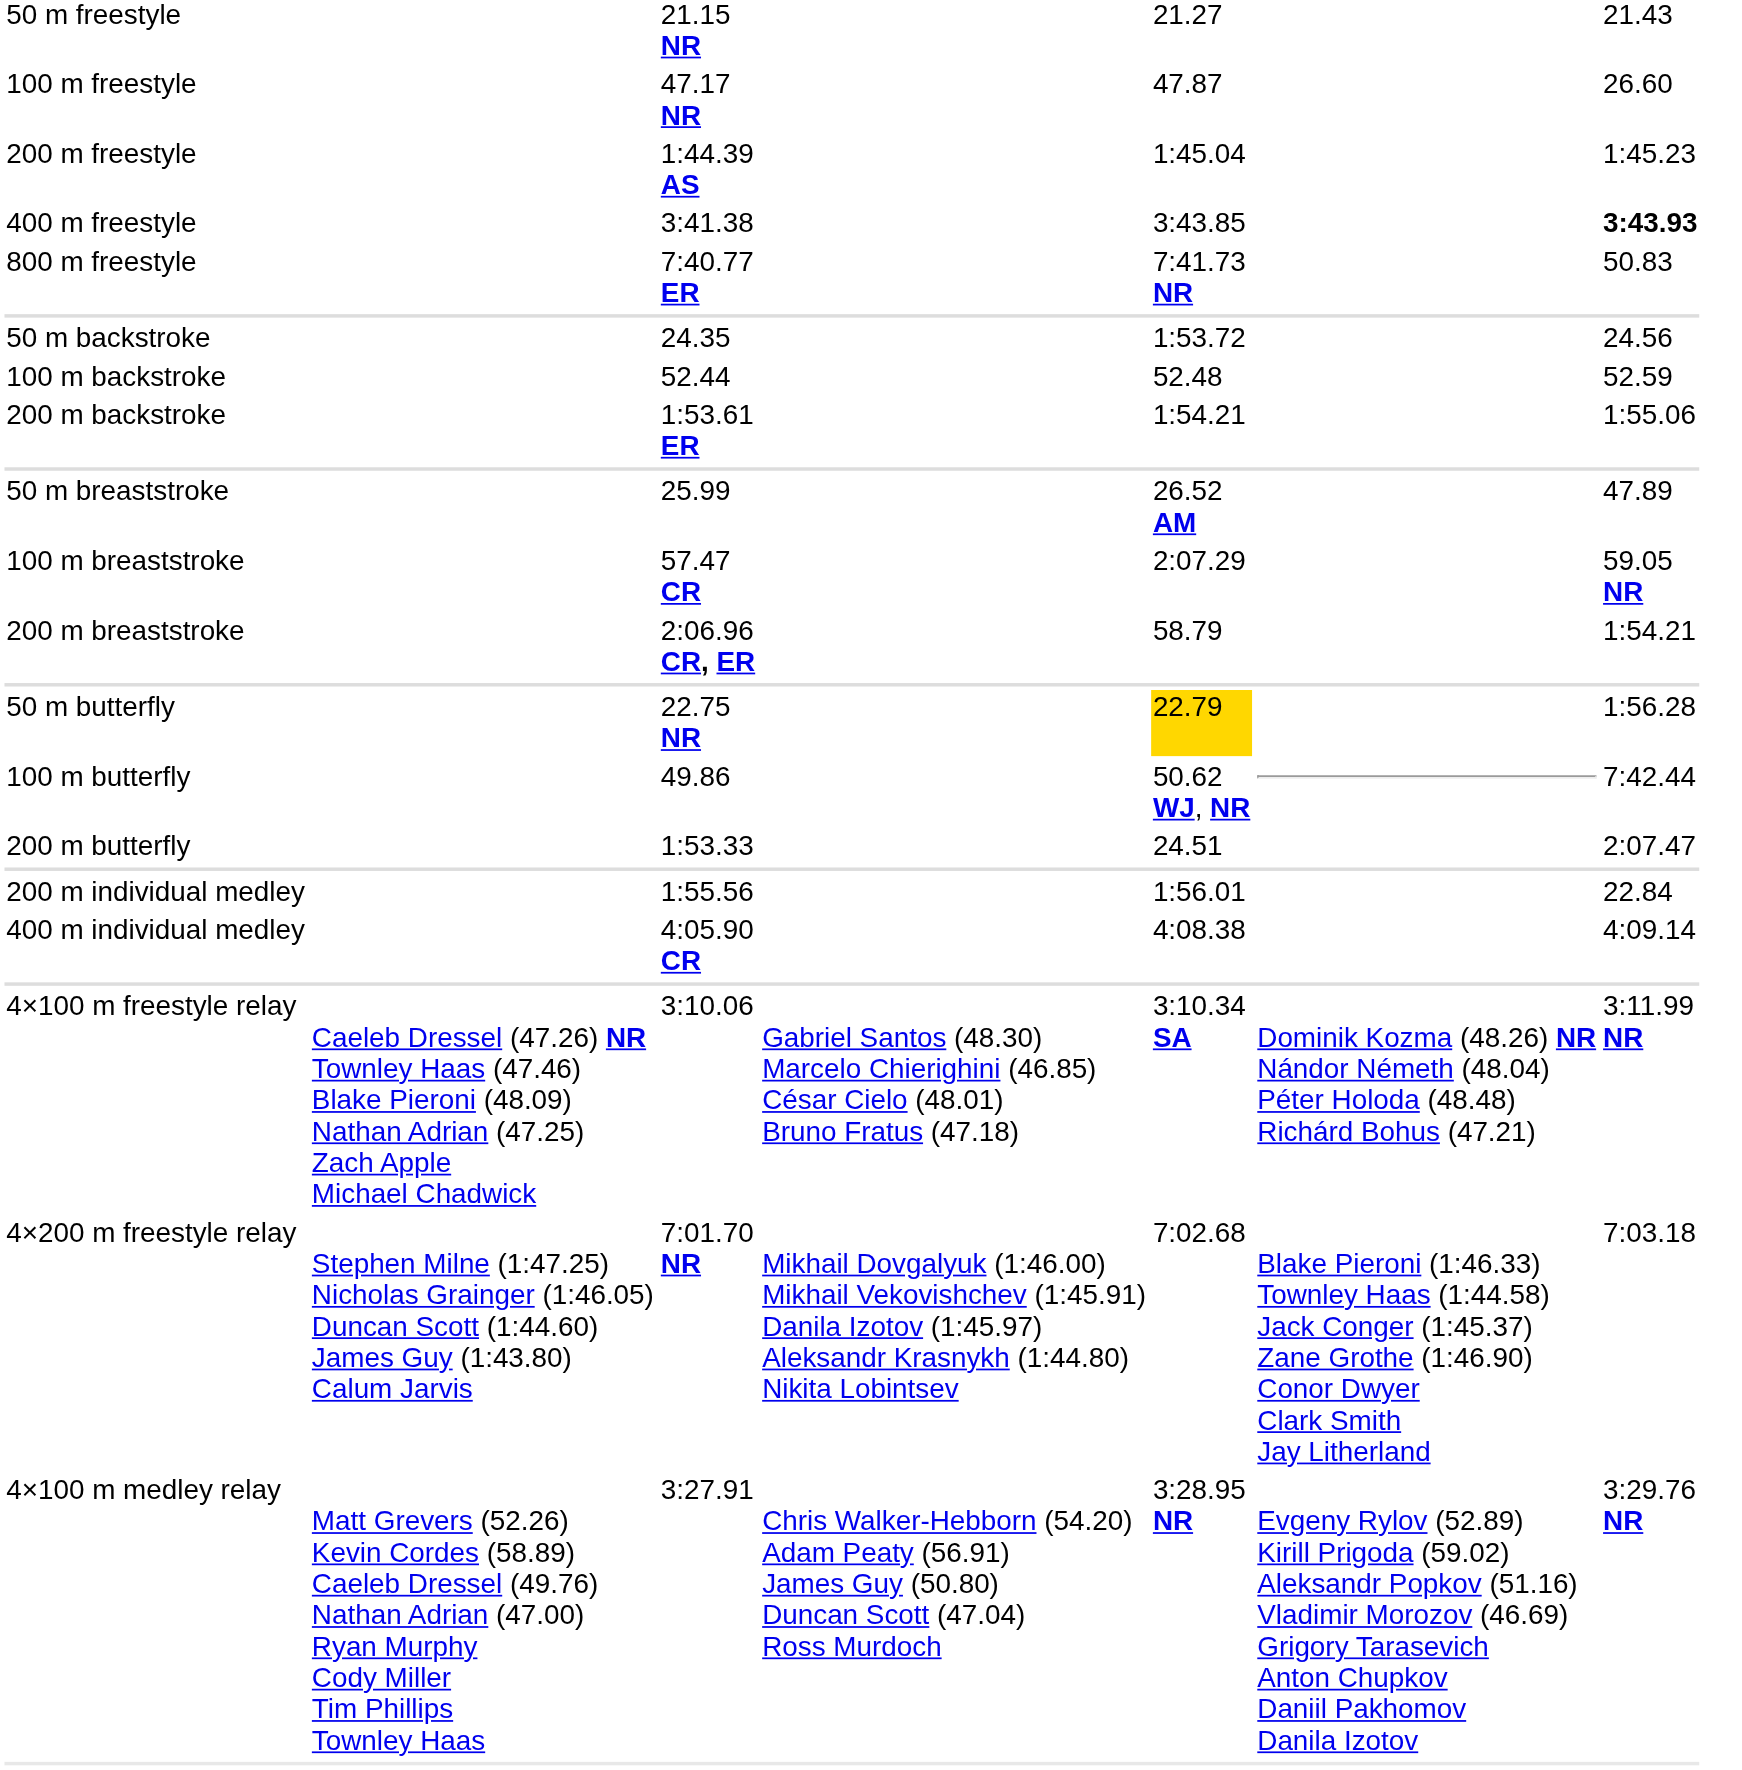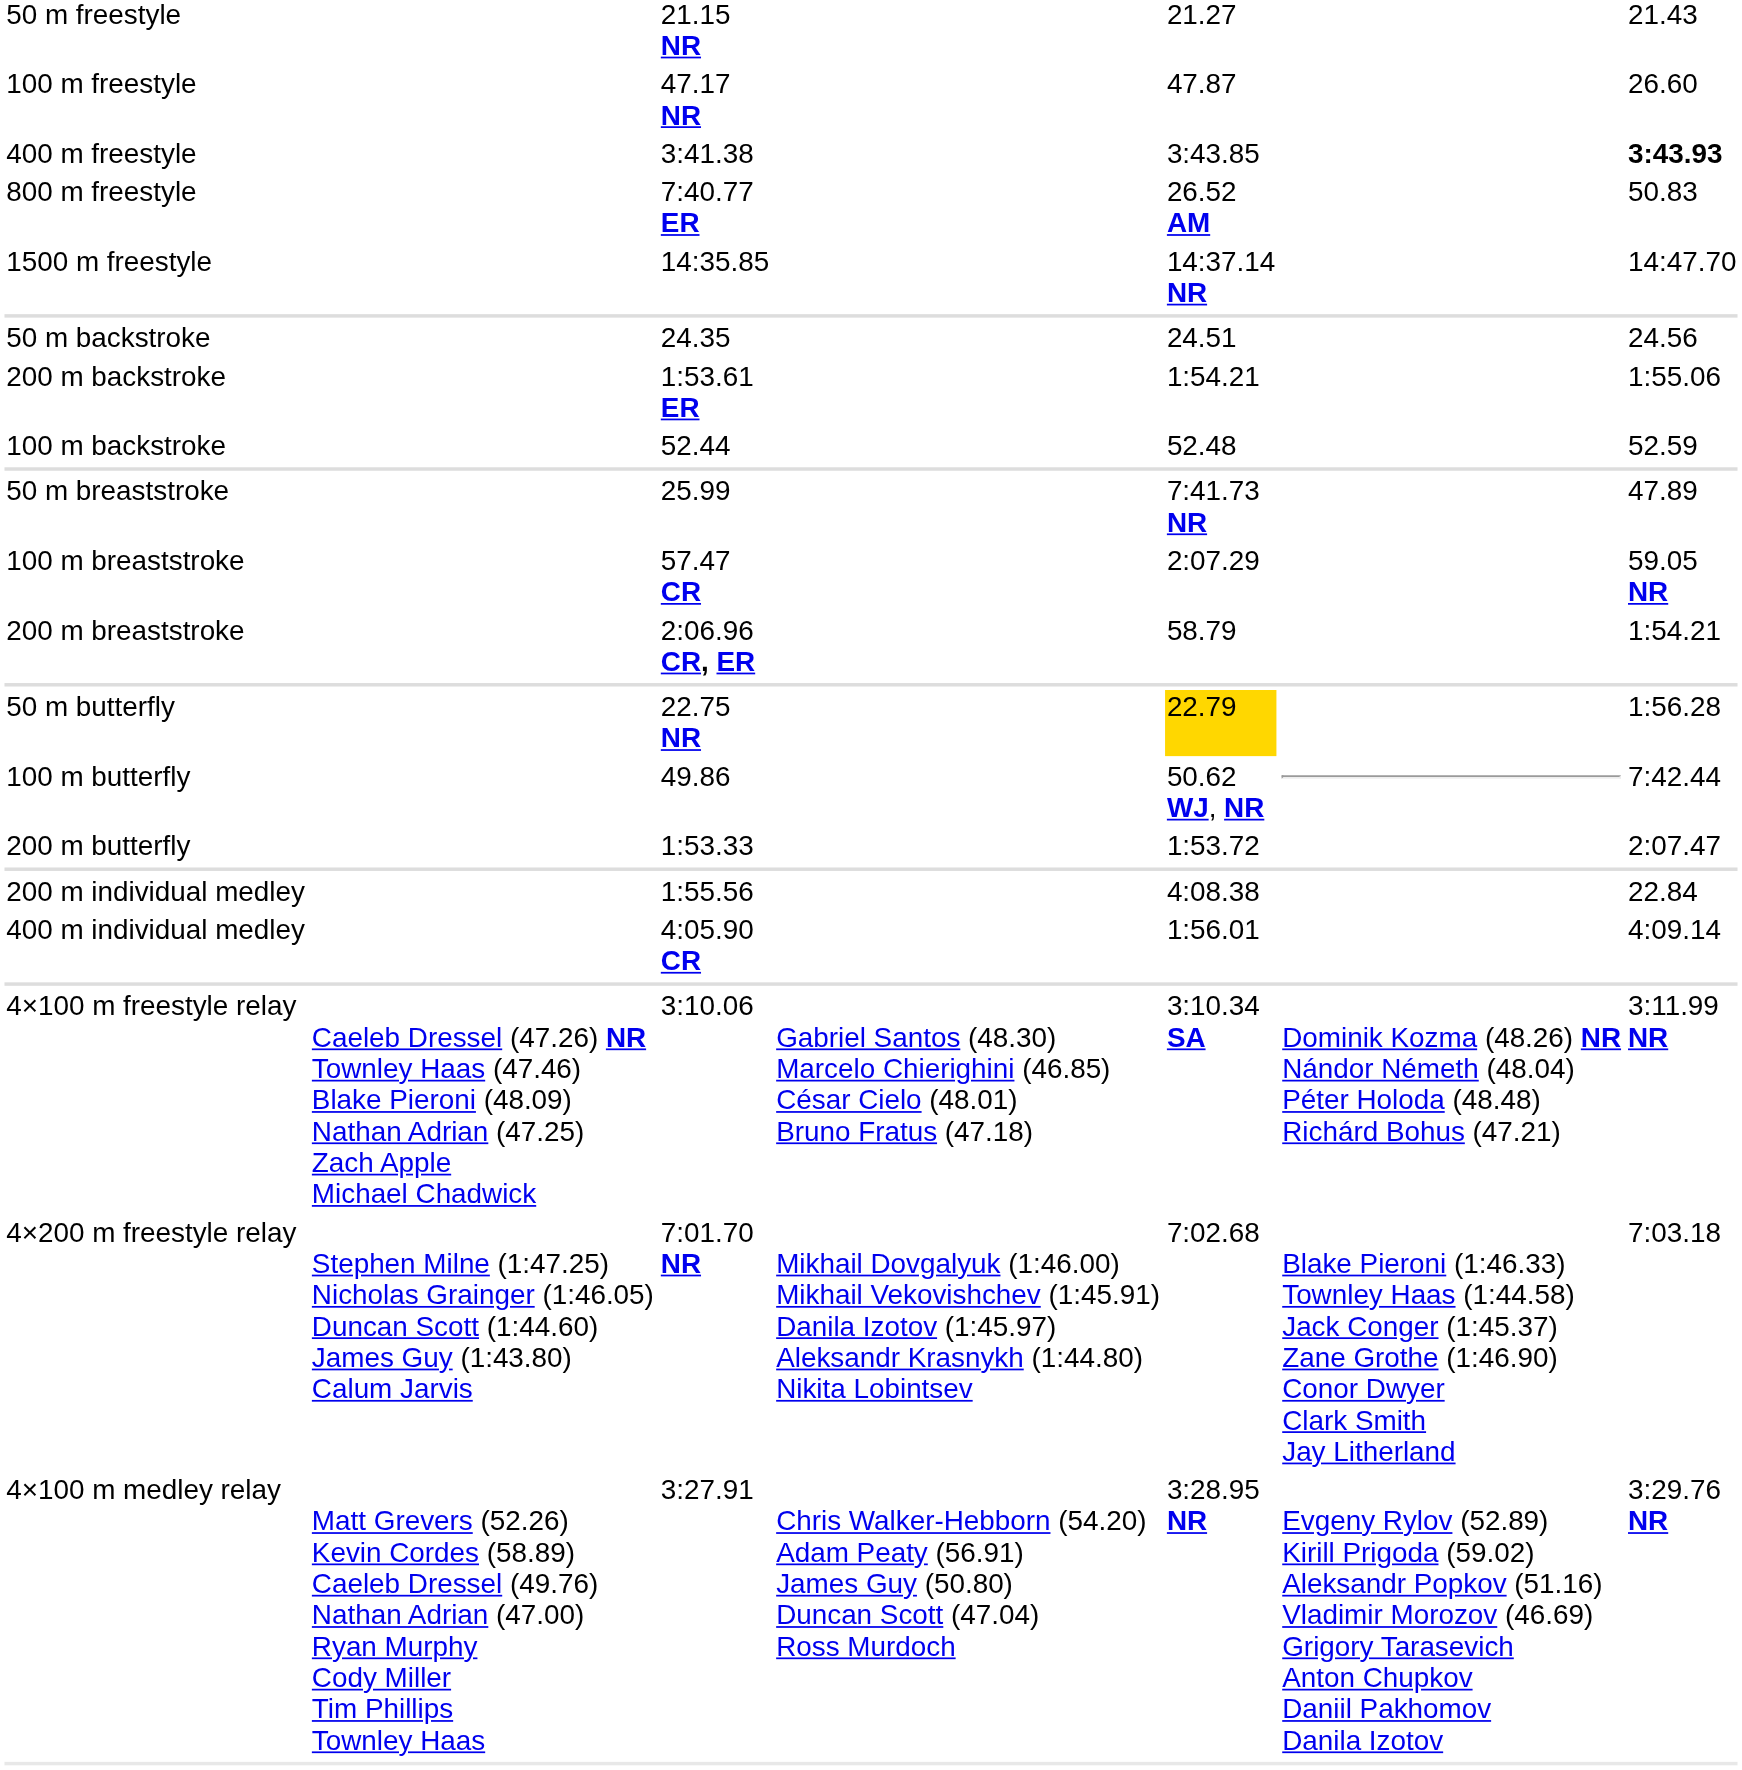- row: (101, 153)
(1199, 277) 7:41.73 NR -> (1202, 207) 26.52 AM
+ row: (109, 261)
(1199, 338) 1:53.72 -> (1202, 338) 24.51
rows swapped: (116, 376) <-> (116, 414)
(1188, 506) 26.52 AM -> (1213, 506) 7:41.73 NR
(1188, 846) 24.51 -> (1213, 846) 1:53.72
(1199, 891) 1:56.01 -> (1213, 891) 4:08.38
(1199, 929) 4:08.38 -> (1213, 929) 1:56.01
